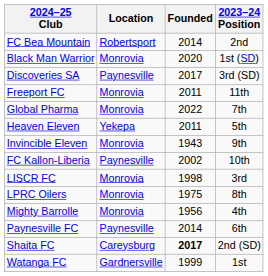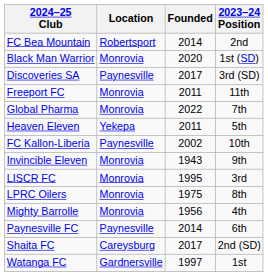rows swapped: (47, 144) <-> (48, 161)
(190, 178) 1998 -> (190, 178) 1995
(190, 246) bold -> (190, 246) normal
(190, 263) 1999 -> (190, 263) 1997
